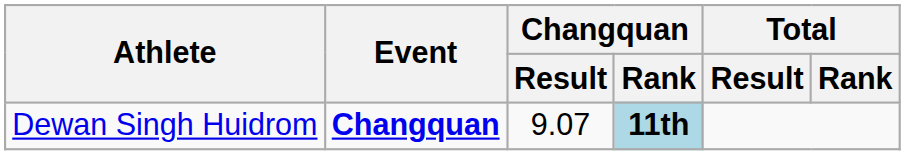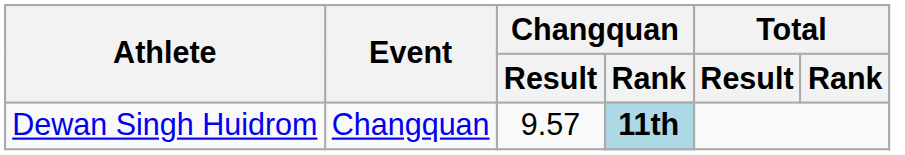(416, 126) bold -> (411, 126) normal
(561, 126) 9.07 -> (550, 126) 9.57
